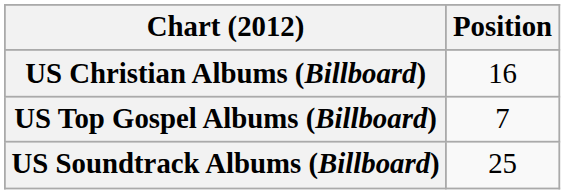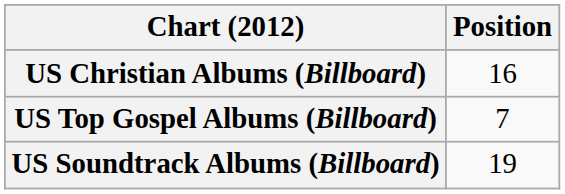(503, 164) 25 -> (503, 164) 19
